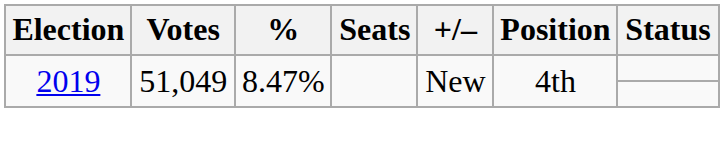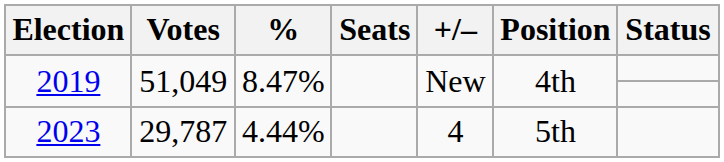+ row: (68, 131)
